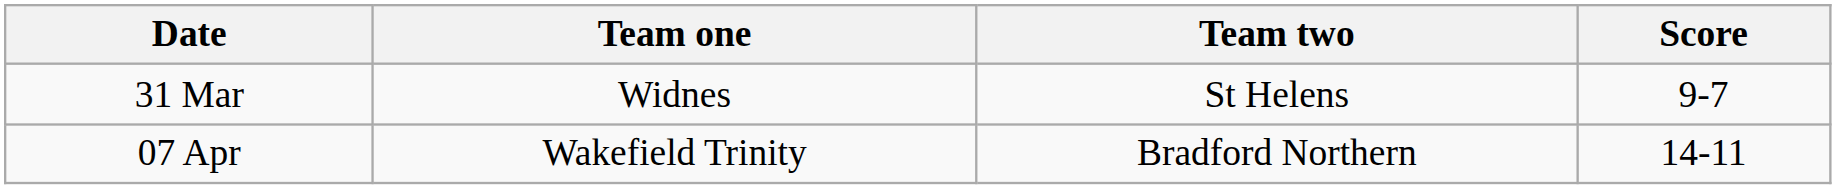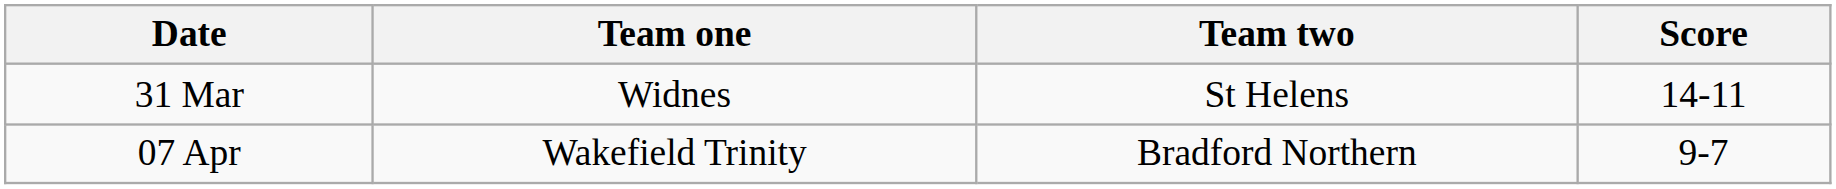(1704, 93) 9-7 -> (1704, 93) 14-11
(1704, 152) 14-11 -> (1704, 152) 9-7
